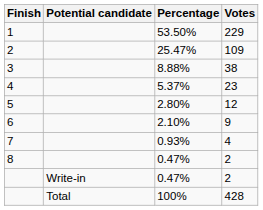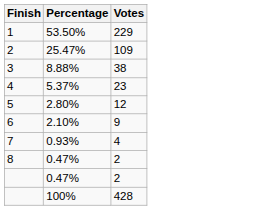- column: (99, 13)
